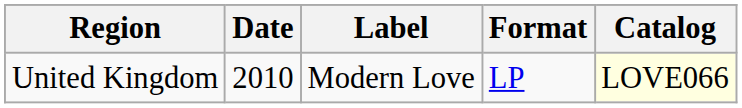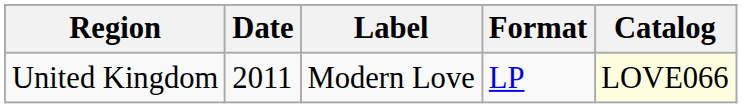(263, 77) 2010 -> (262, 77) 2011
